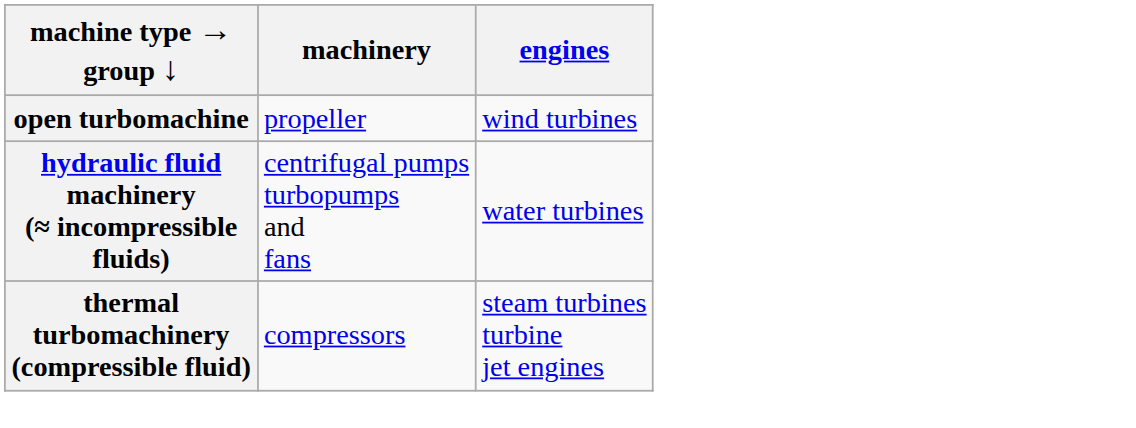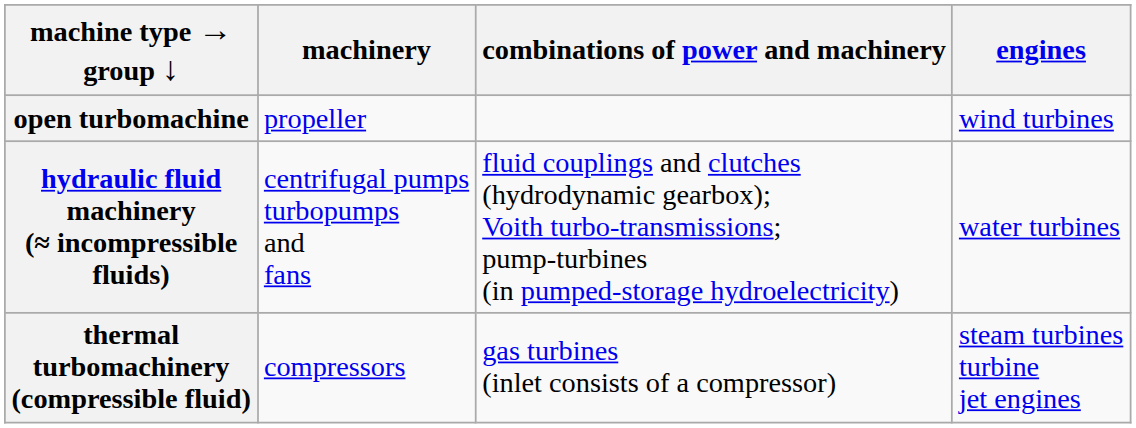+ column: (714, 49)
